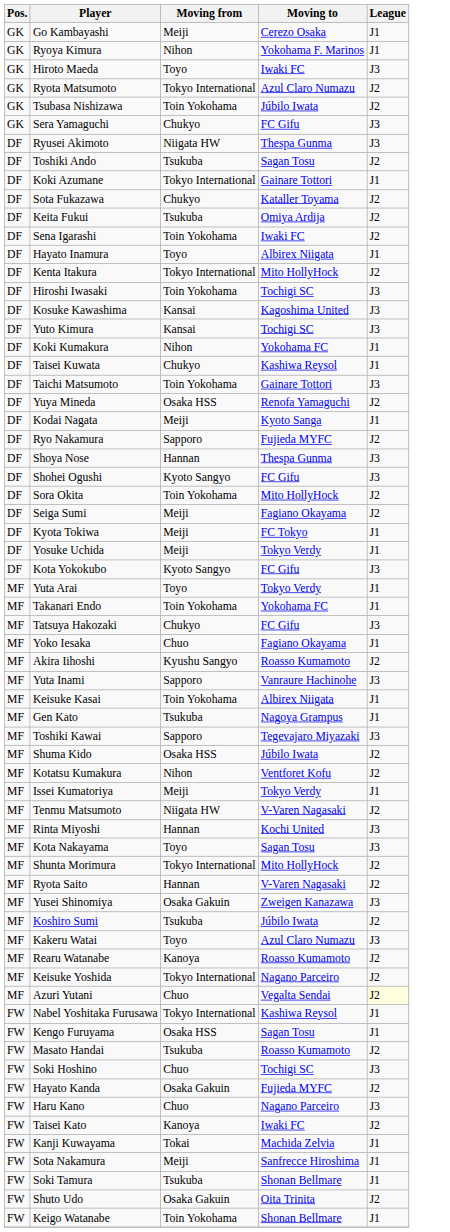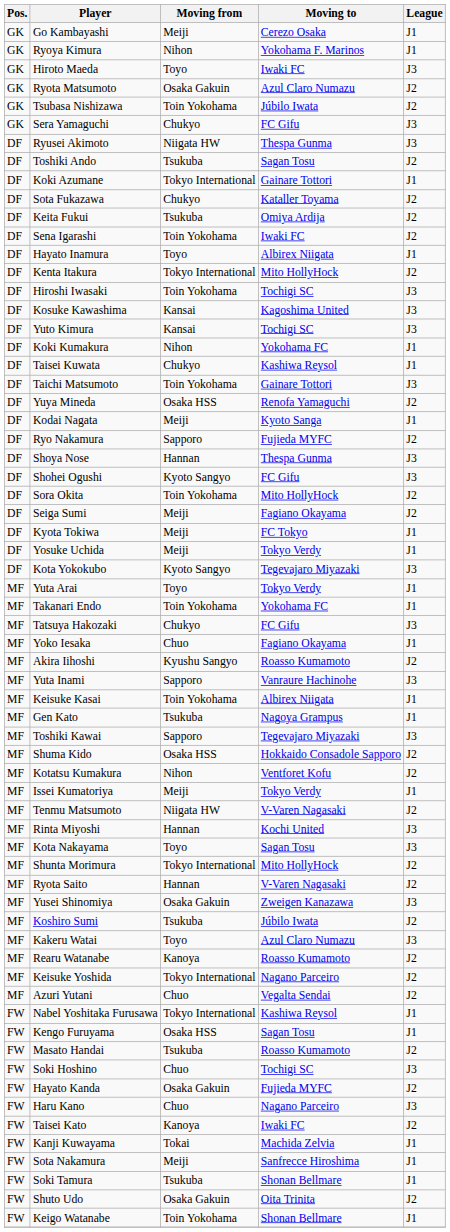(209, 87) Tokyo International -> (196, 87) Osaka Gakuin
(280, 569) FC Gifu -> (310, 569) Tegevajaro Miyazaki
(290, 754) Júbilo Iwata -> (331, 754) Hokkaido Consadole Sapporo
(375, 995) lightyellow background -> (412, 995) no background
